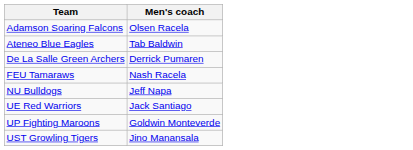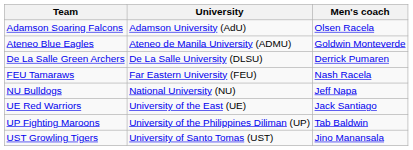+ column: (220, 12)
(156, 43) Tab Baldwin -> (360, 43) Goldwin Monteverde
(175, 122) Goldwin Monteverde -> (341, 122) Tab Baldwin
